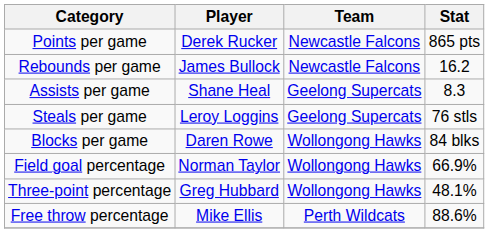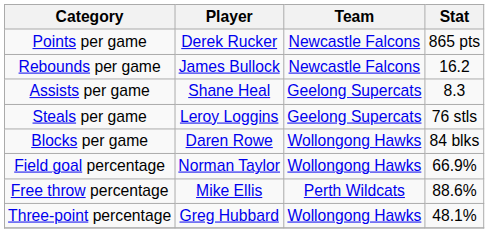rows swapped: (90, 191) <-> (90, 215)
